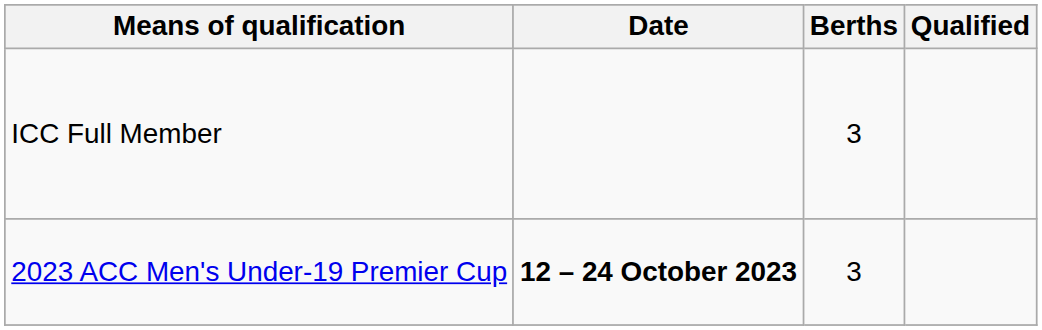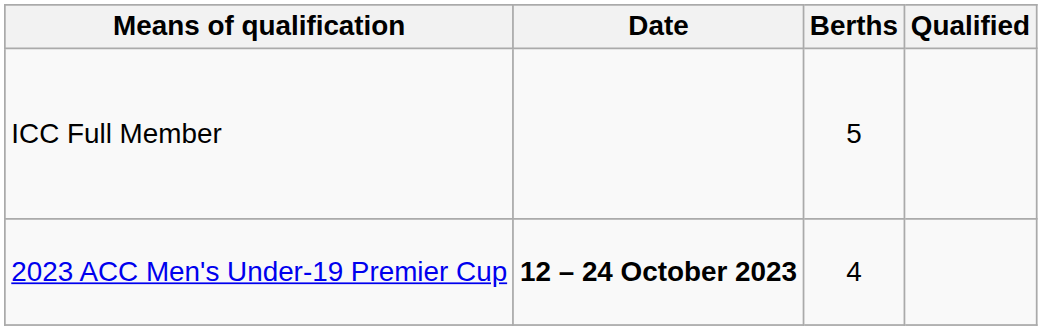(854, 133) 3 -> (854, 133) 5
(854, 271) 3 -> (854, 271) 4
